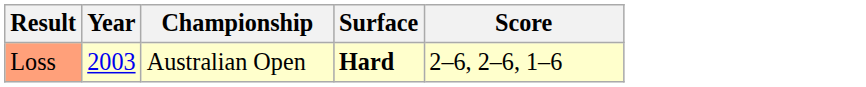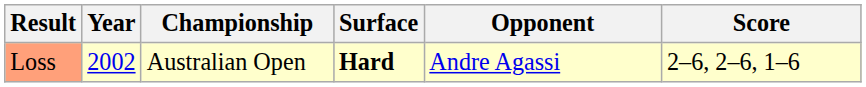+ column: (543, 23)
(111, 61) 2003 -> (111, 61) 2002
